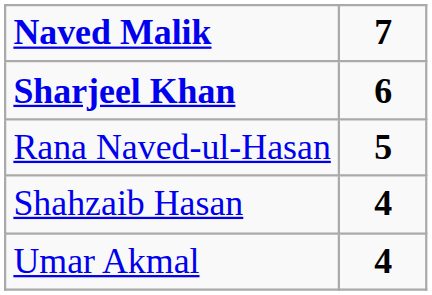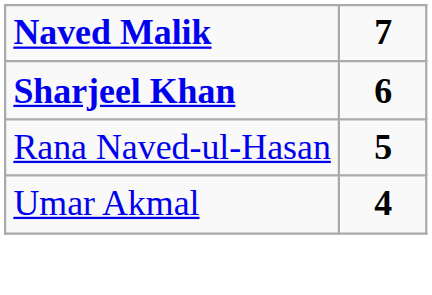- row: (128, 203)
